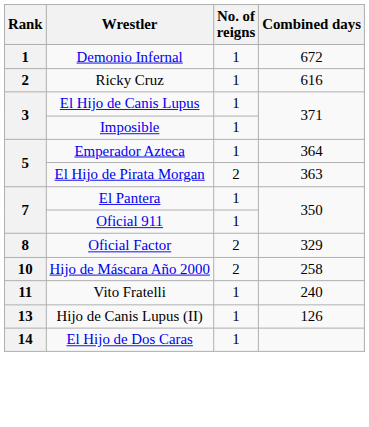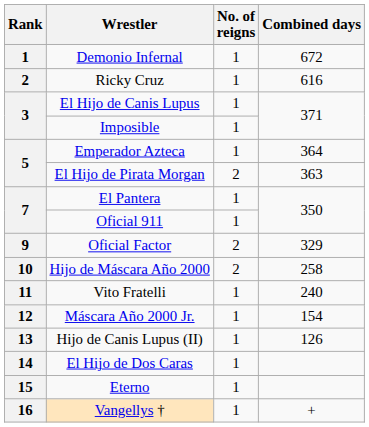(25, 245) 8 -> (25, 245) 9
+ row: (130, 316)
+ row: (130, 387)
+ row: (130, 410)
